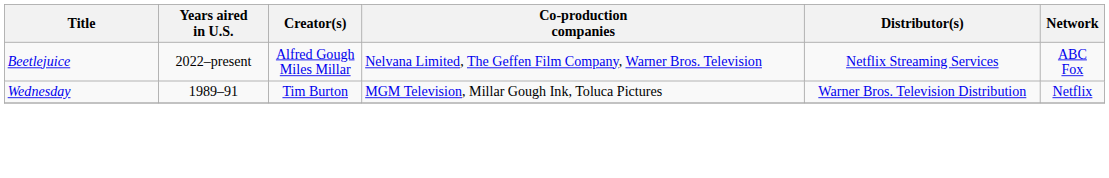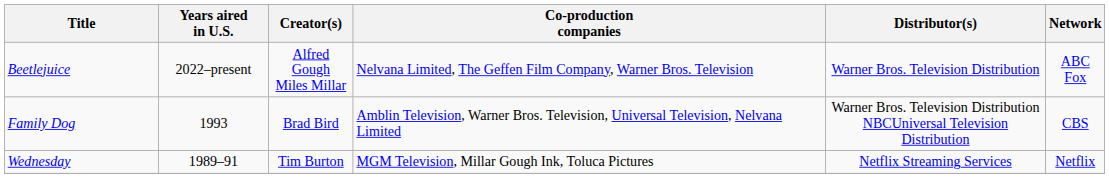(922, 61) Netflix Streaming Services -> (935, 69) Warner Bros. Television Distribution
+ row: (42, 123)
(922, 92) Warner Bros. Television Distribution -> (935, 161) Netflix Streaming Services
